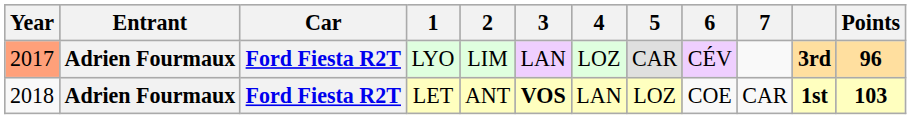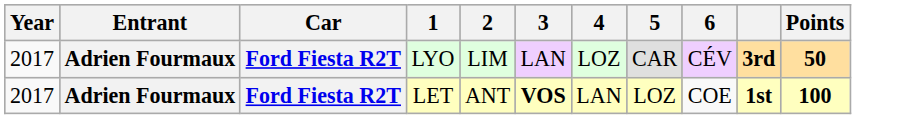- column: (765, 22)
(32, 58) lightsalmon background -> (32, 58) no background
(871, 58) 96 -> (815, 58) 50
(32, 94) 2018 -> (32, 94) 2017
(871, 94) 103 -> (815, 94) 100
